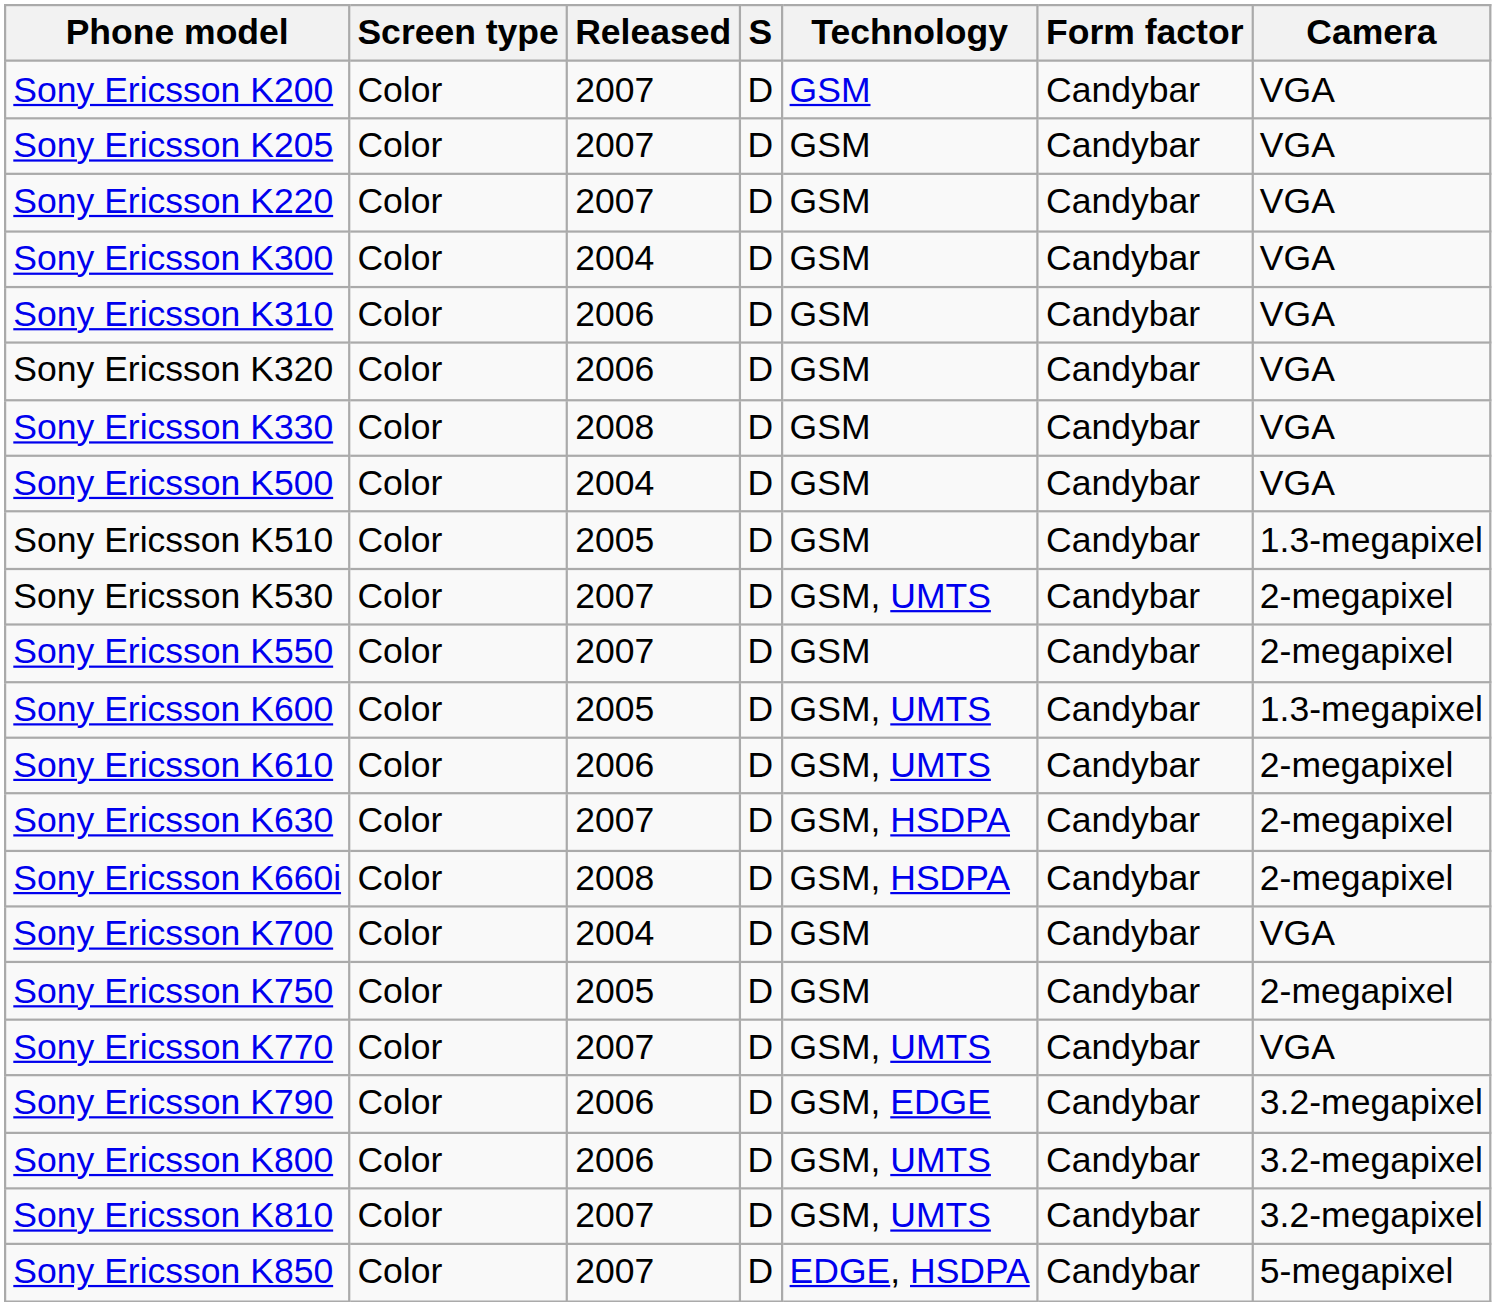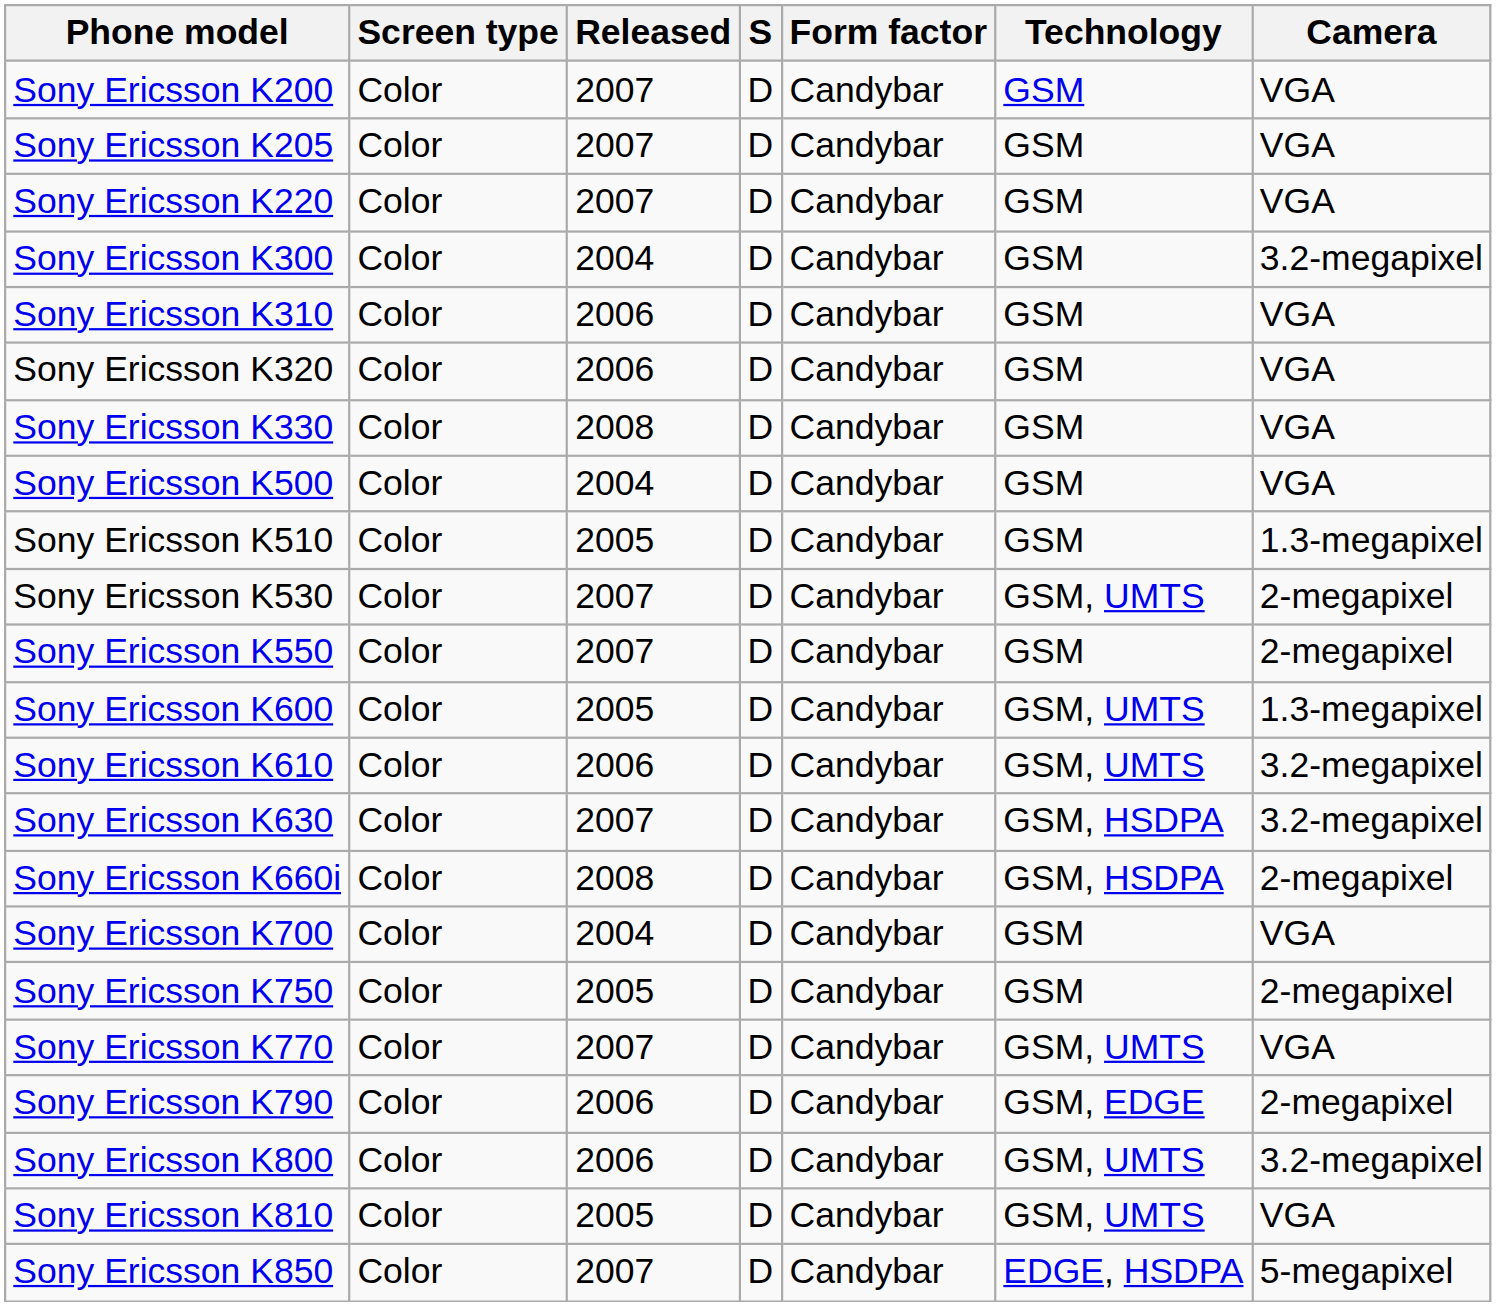columns swapped: (910, 32) <-> (1145, 32)
(1297, 257) VGA -> (1371, 257) 3.2-megapixel
(1357, 764) 2-megapixel -> (1371, 764) 3.2-megapixel
(1357, 821) 2-megapixel -> (1371, 821) 3.2-megapixel
(1371, 1102) 3.2-megapixel -> (1357, 1102) 2-megapixel
(615, 1215) 2007 -> (615, 1215) 2005
(1371, 1215) 3.2-megapixel -> (1297, 1215) VGA
